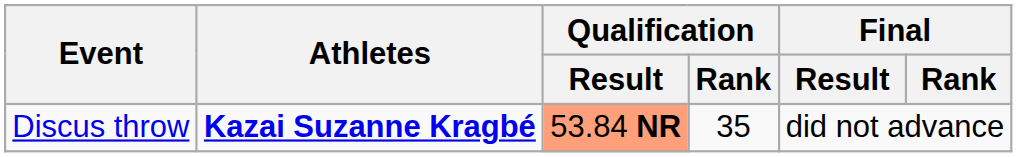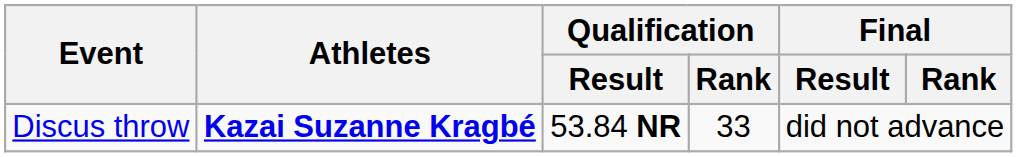(616, 128) lightsalmon background -> (616, 128) no background
(733, 128) 35 -> (733, 128) 33
